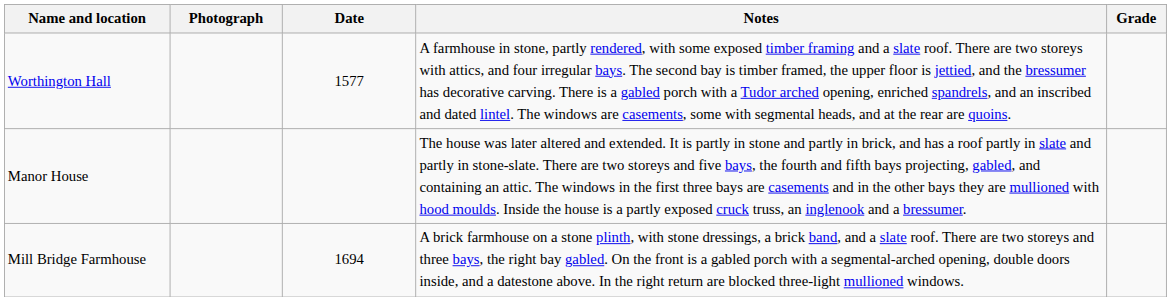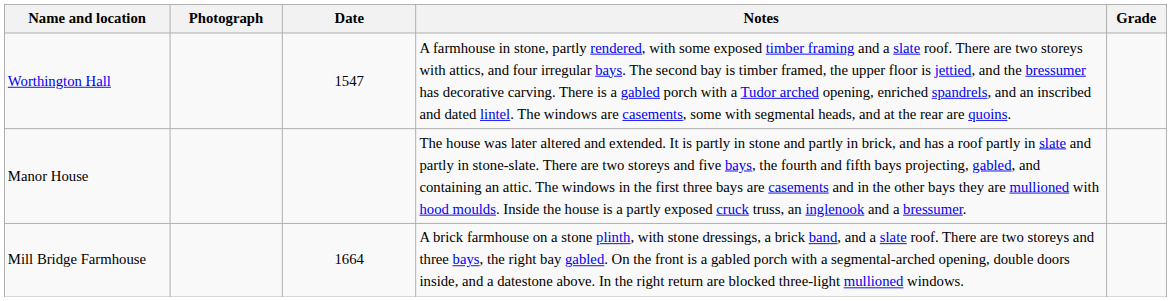(349, 80) 1577 -> (349, 80) 1547
(349, 260) 1694 -> (349, 260) 1664
